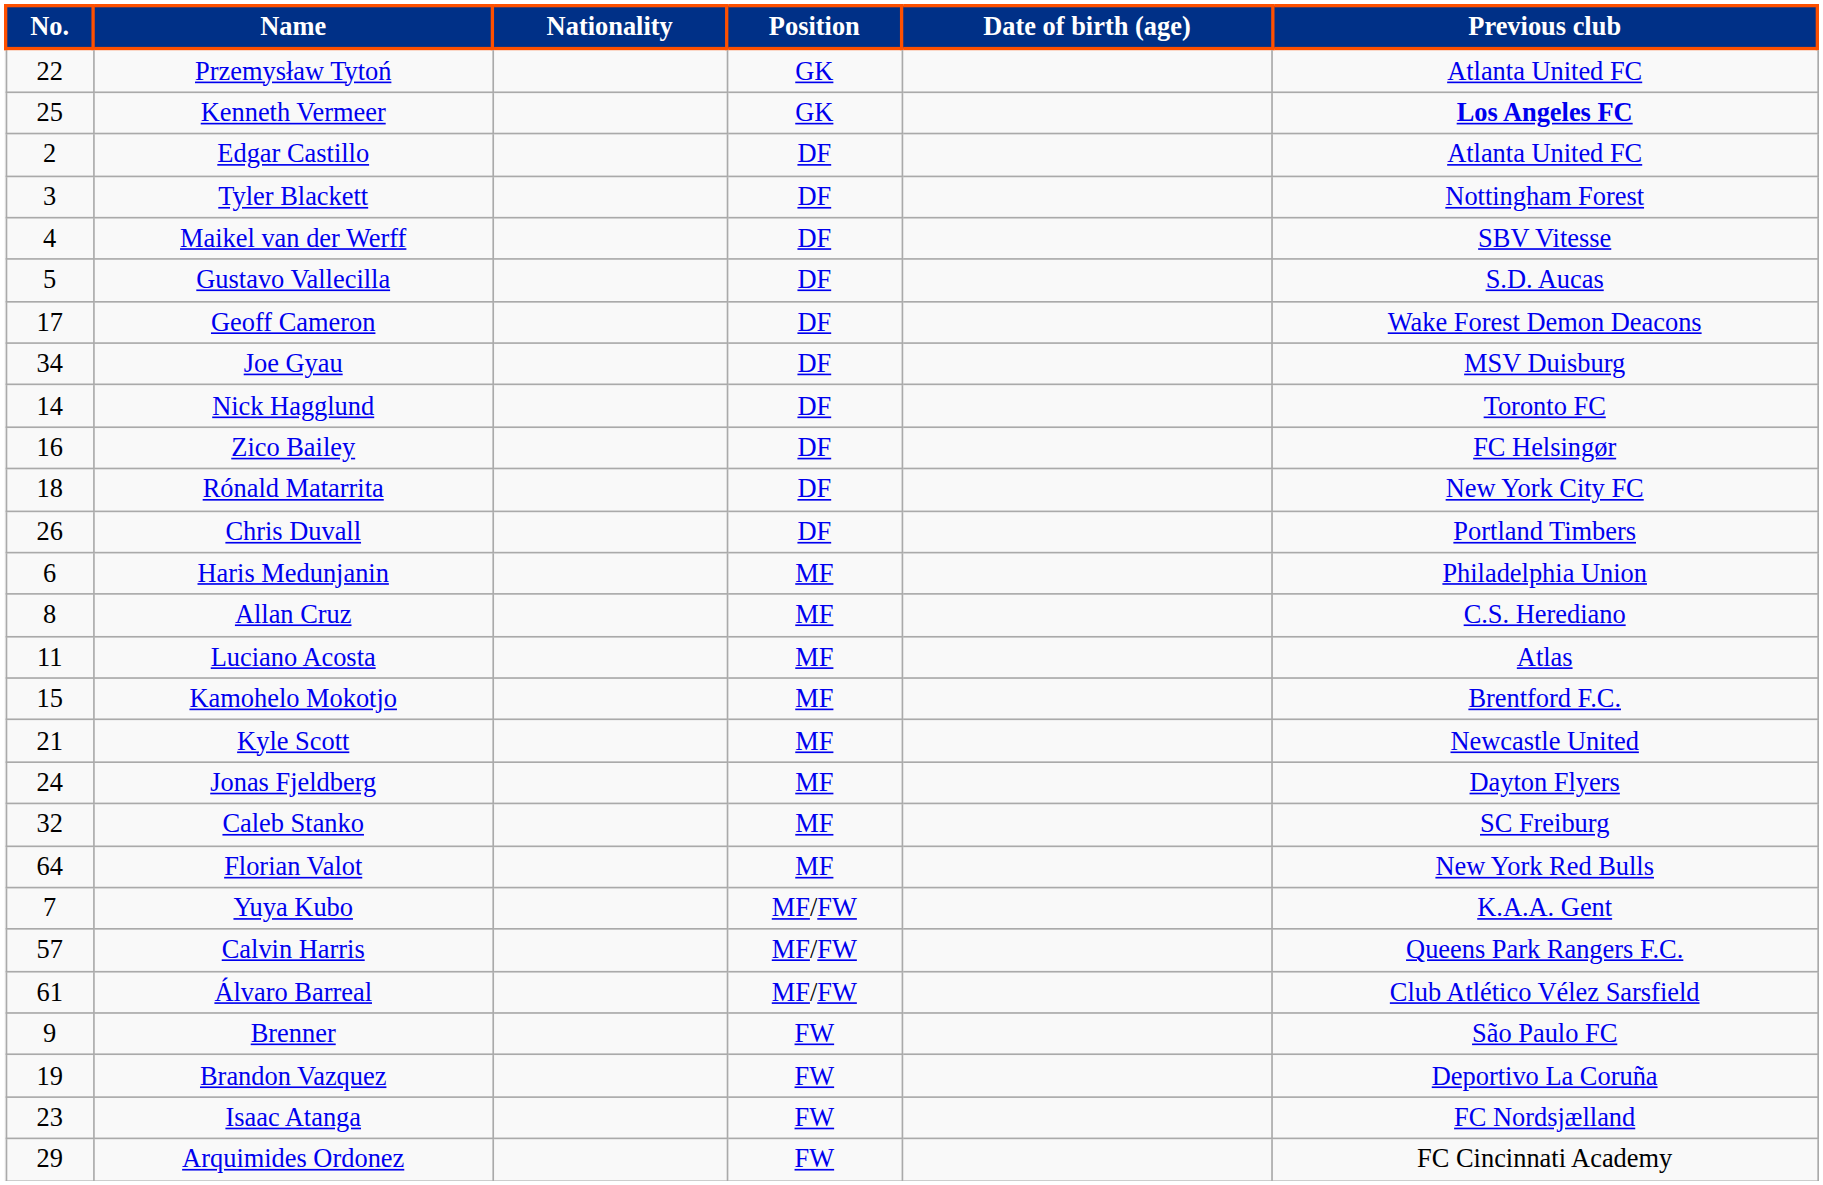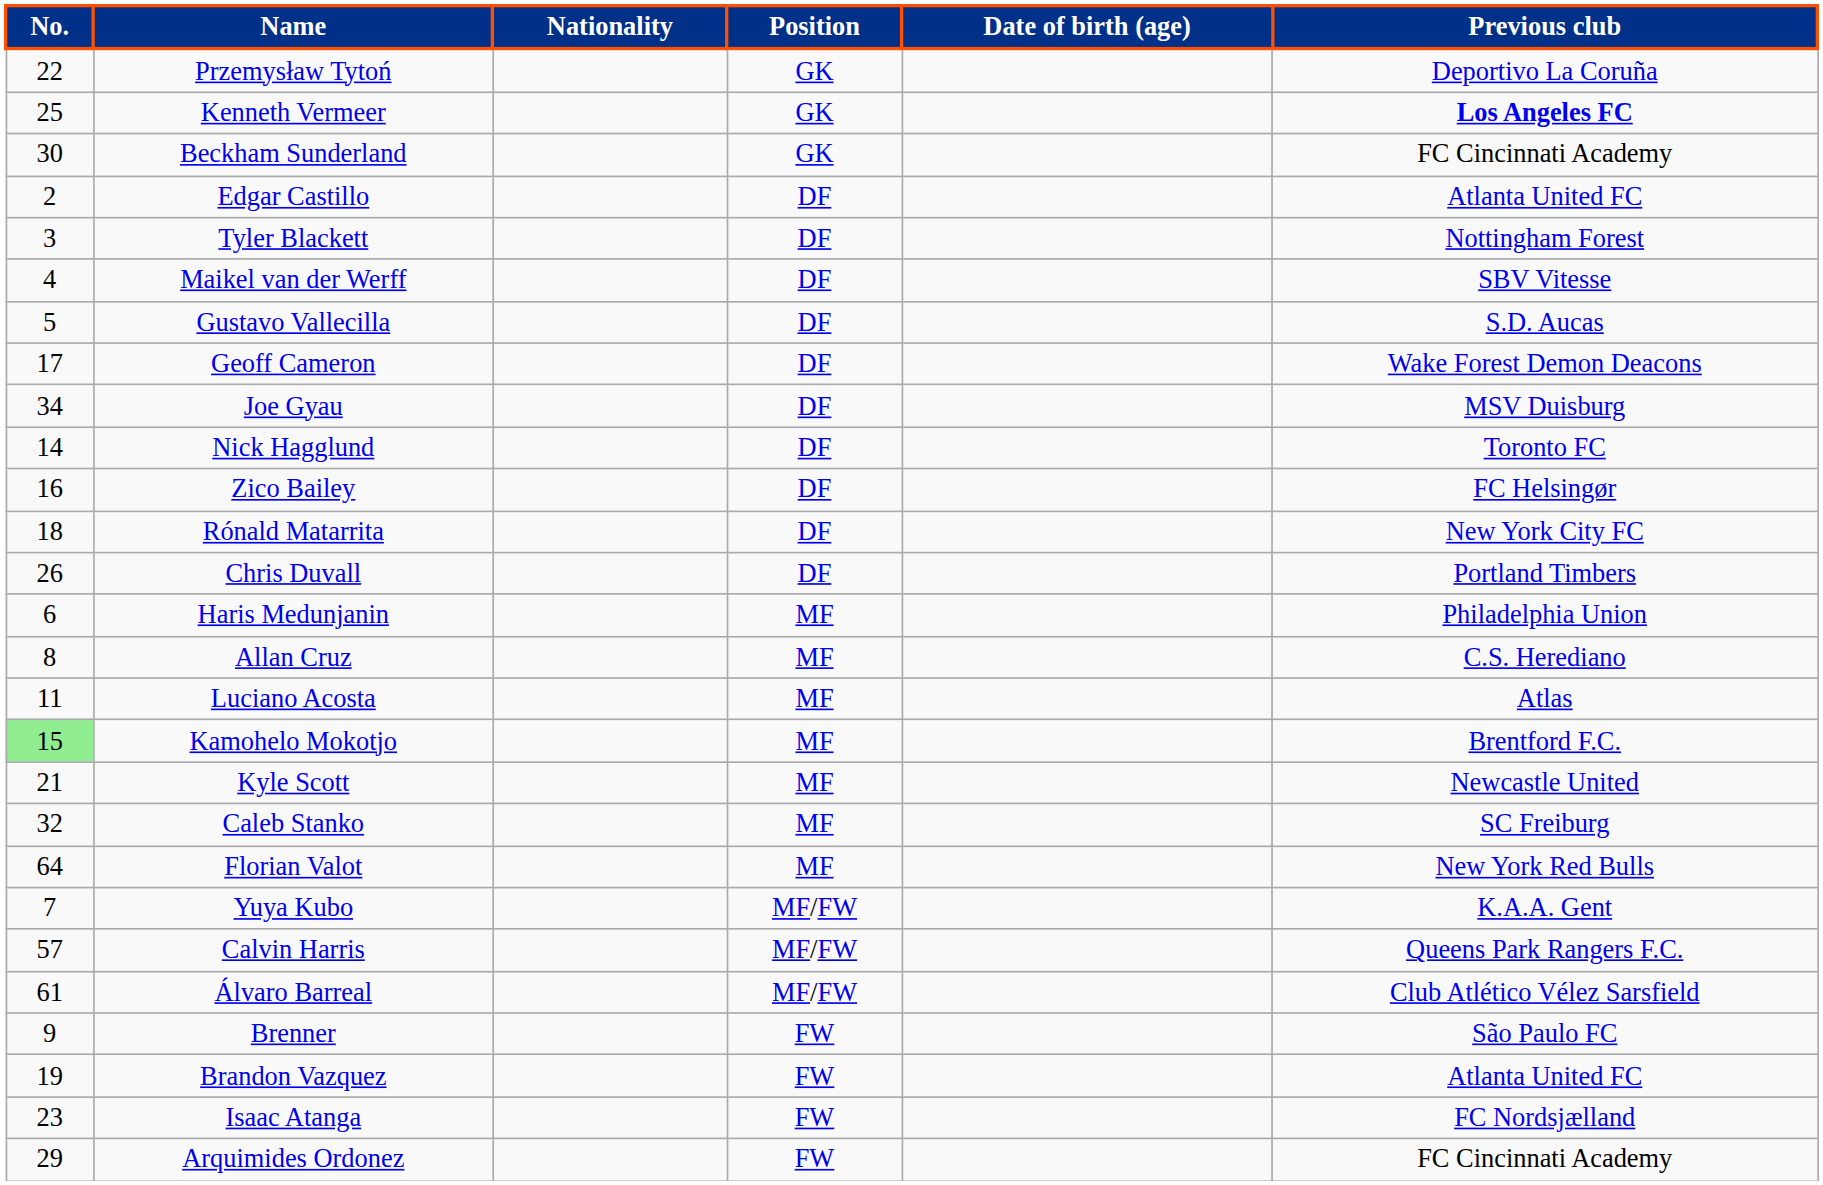(1545, 70) Atlanta United FC -> (1545, 70) Deportivo La Coruña
+ row: (293, 154)
(50, 698) no background -> (50, 740) lightgreen background
- row: (293, 782)
(1545, 1075) Deportivo La Coruña -> (1545, 1075) Atlanta United FC
